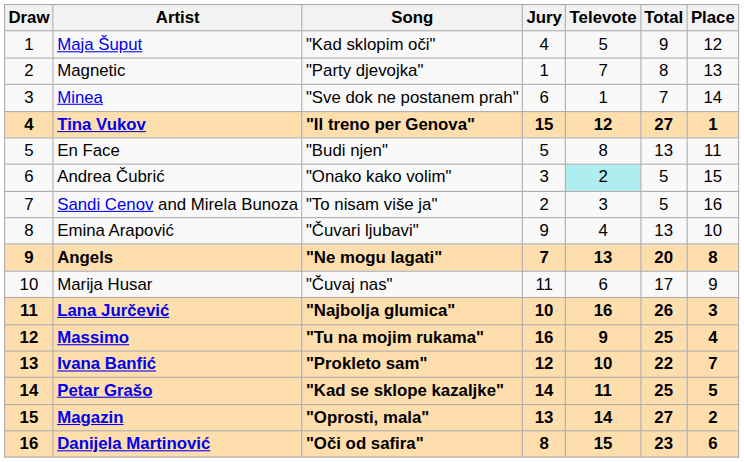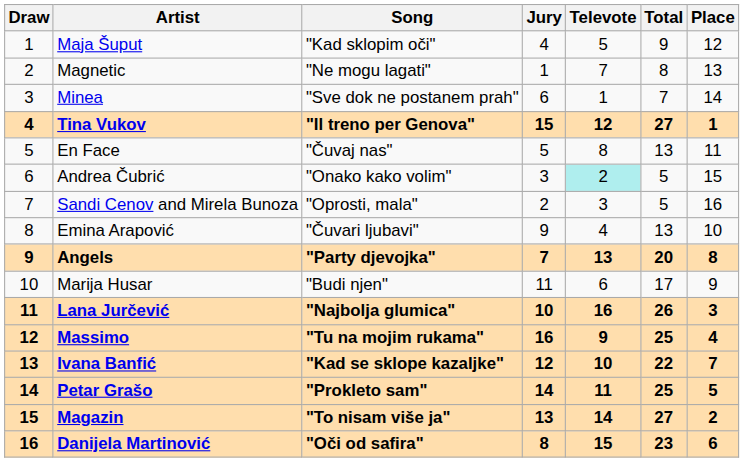(365, 71) "Party djevojka" -> (368, 71) "Ne mogu lagati"
(347, 151) "Budi njen" -> (349, 151) "Čuvaj nas"
(372, 204) "To nisam više ja" -> (362, 204) "Oprosti, mala"
(374, 257) "Ne mogu lagati" -> (371, 257) "Party djevojka"
(349, 284) "Čuvaj nas" -> (347, 284) "Budi njen"
(367, 364) "Prokleto sam" -> (405, 364) "Kad se sklope kazaljke"
(405, 390) "Kad se sklope kazaljke" -> (367, 390) "Prokleto sam"
(368, 417) "Oprosti, mala" -> (378, 417) "To nisam više ja"
